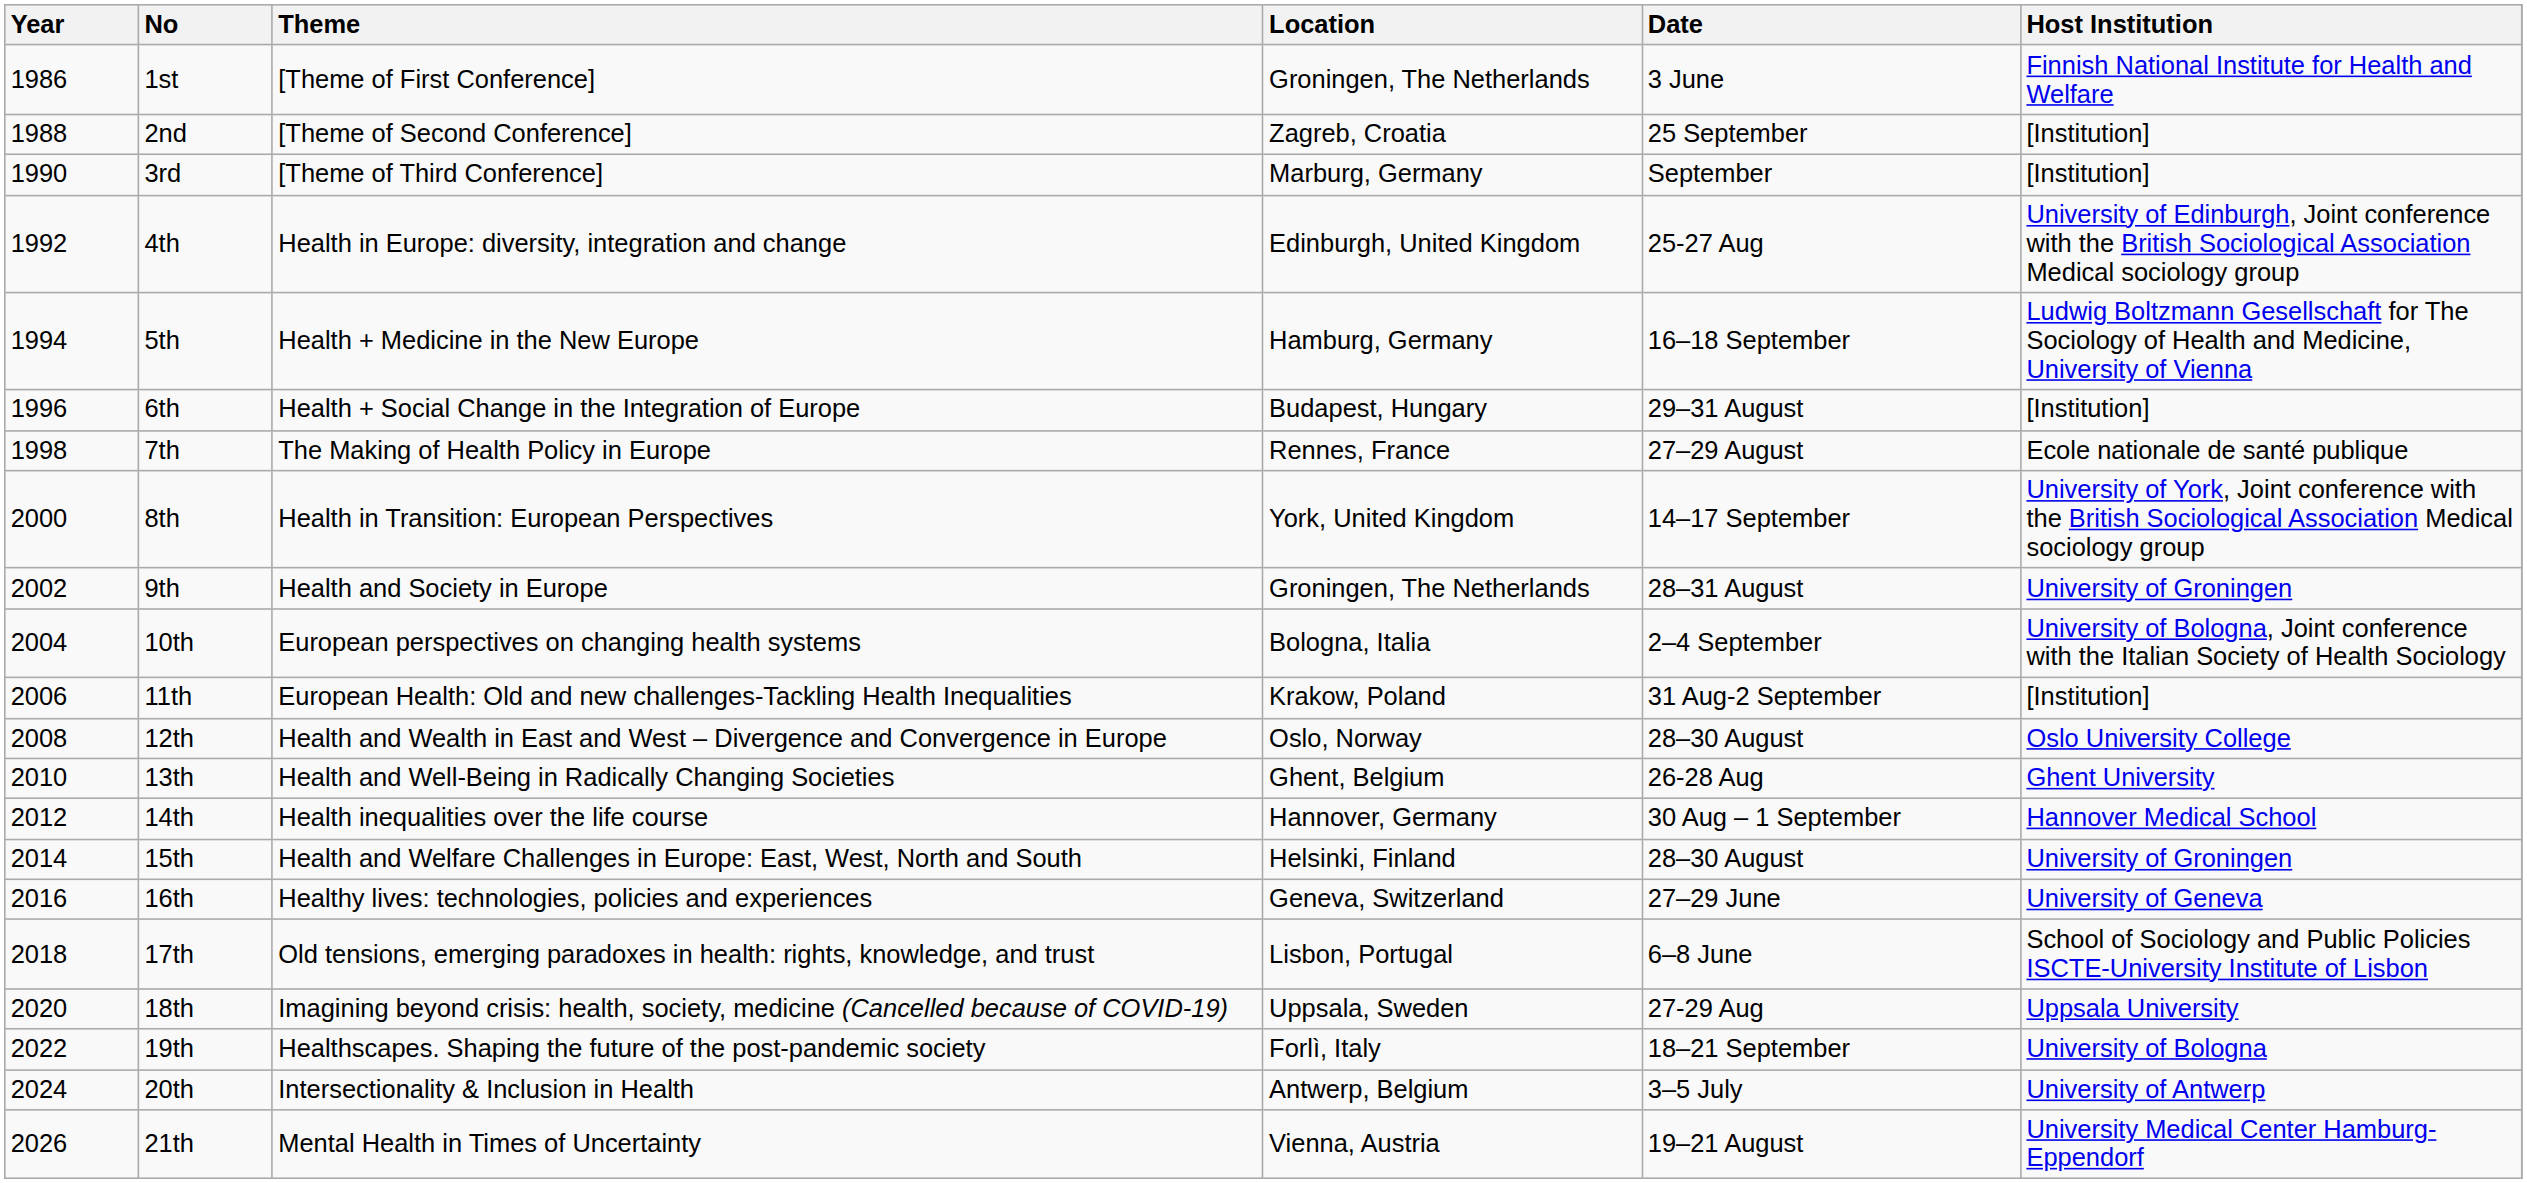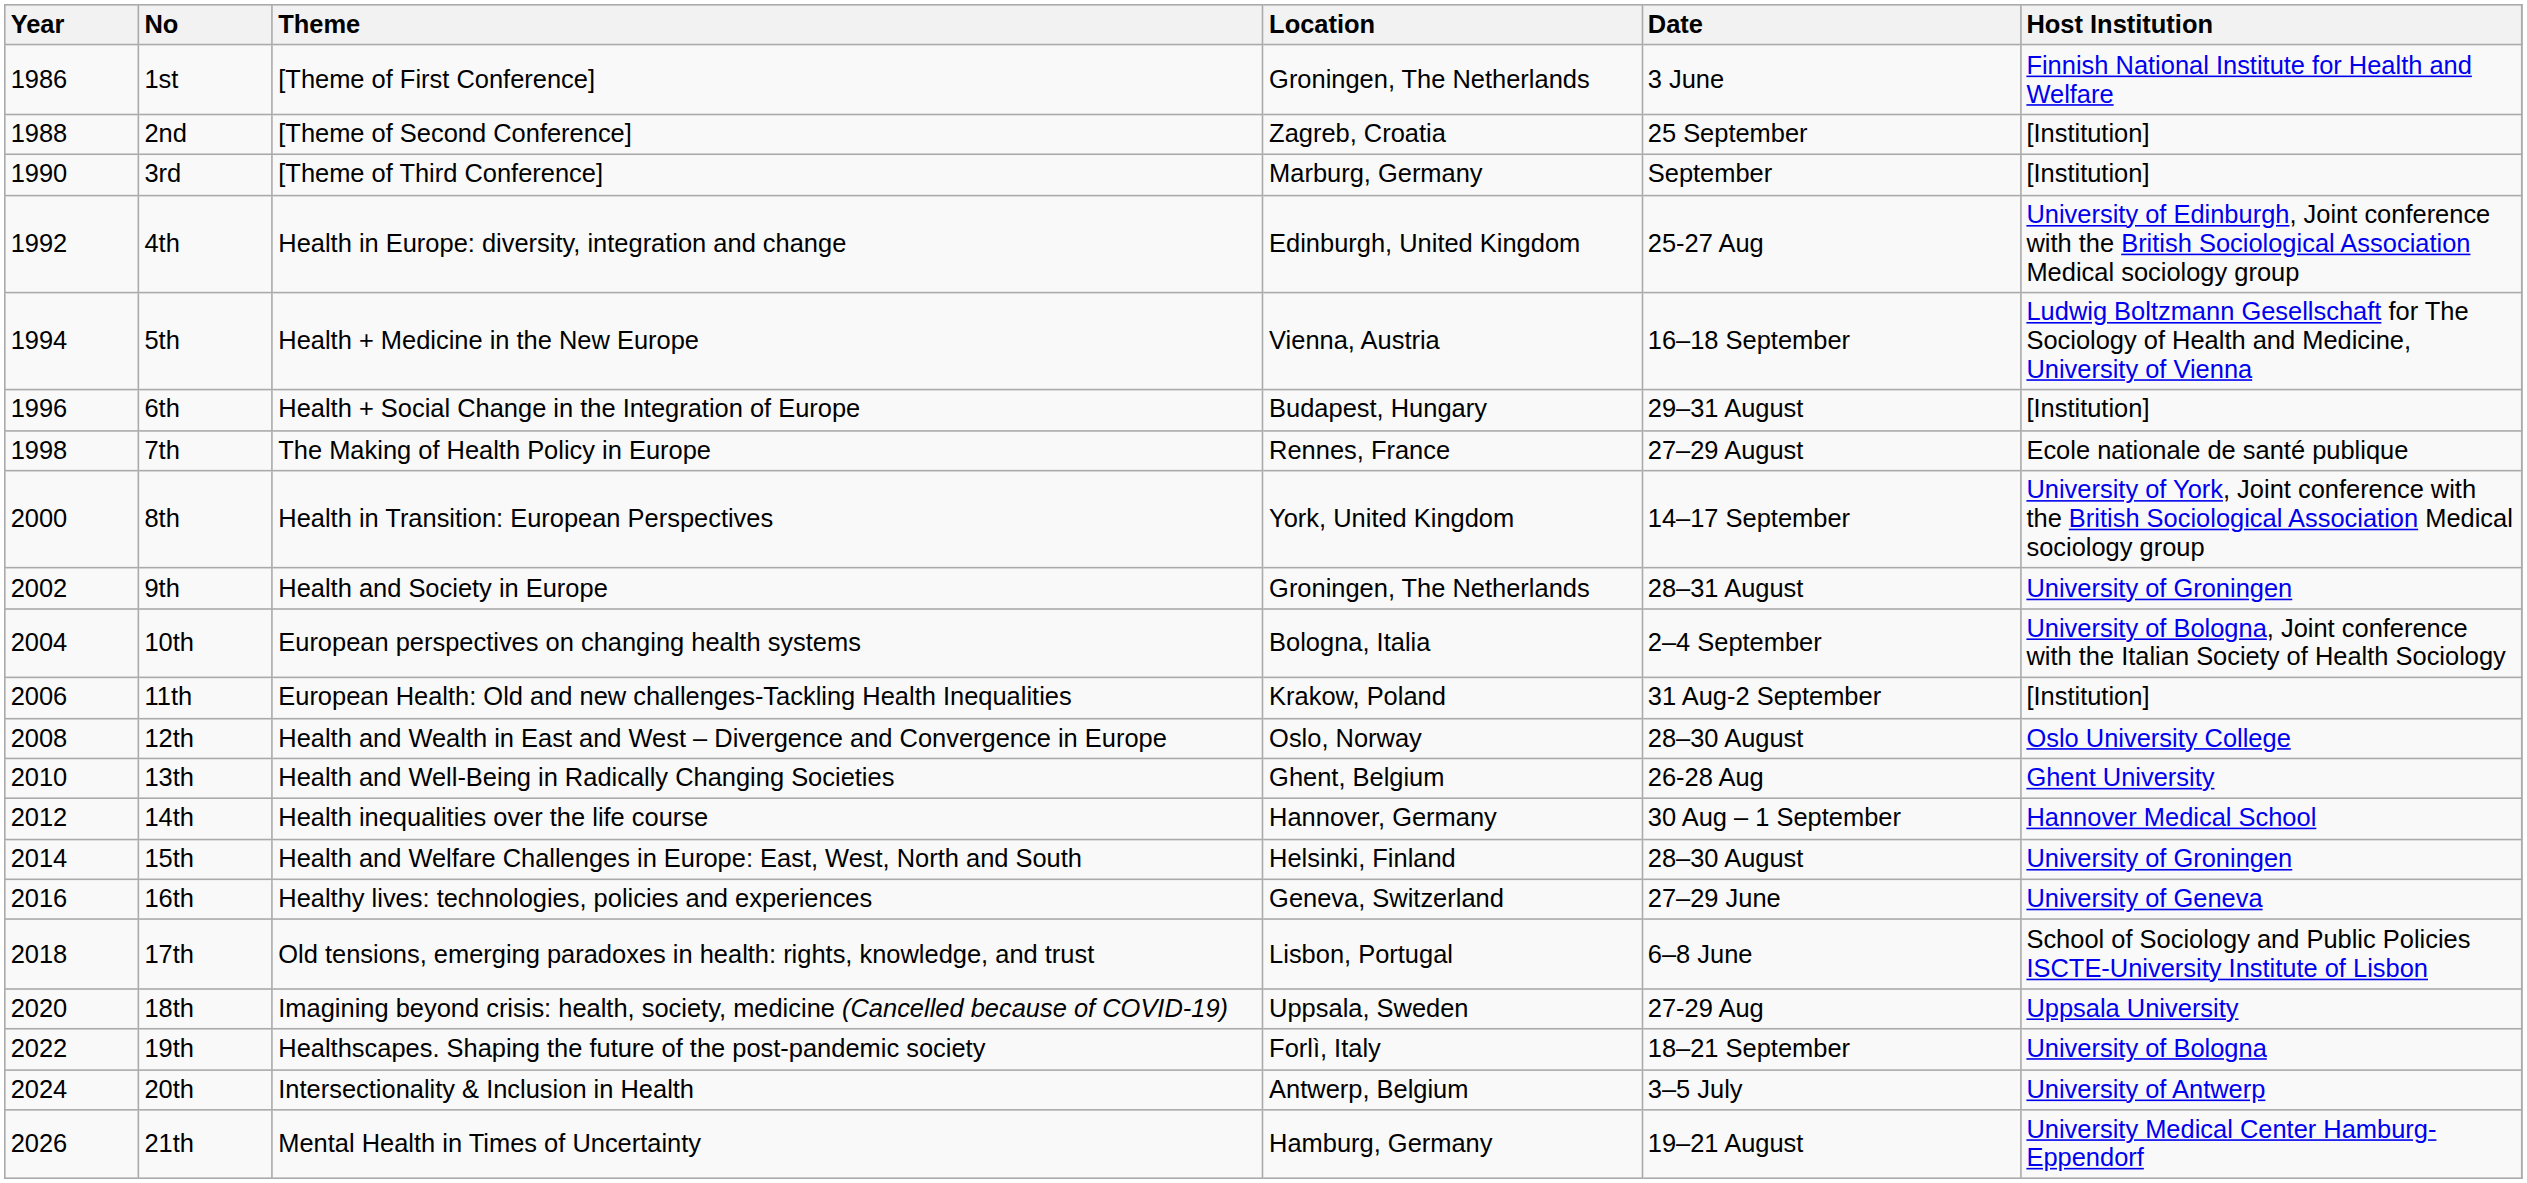(1381, 340) Hamburg, Germany -> (1354, 340) Vienna, Austria
(1354, 1143) Vienna, Austria -> (1381, 1143) Hamburg, Germany
